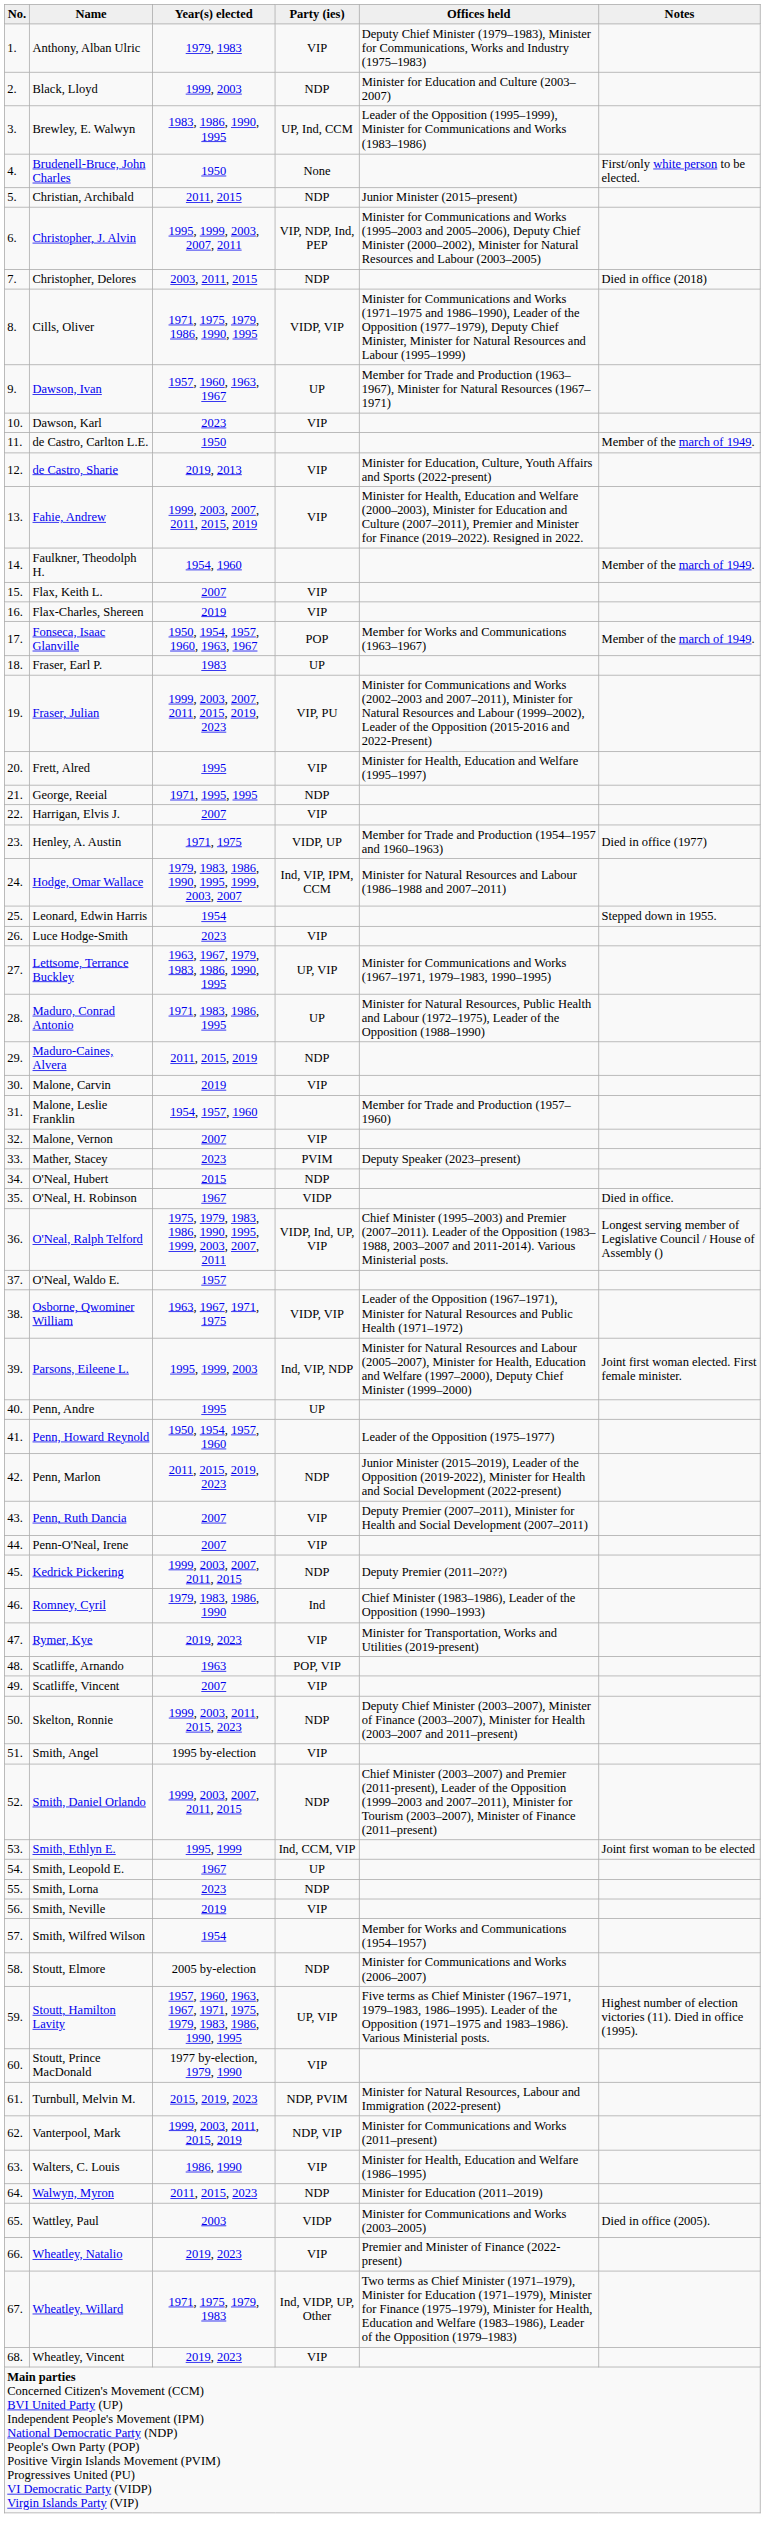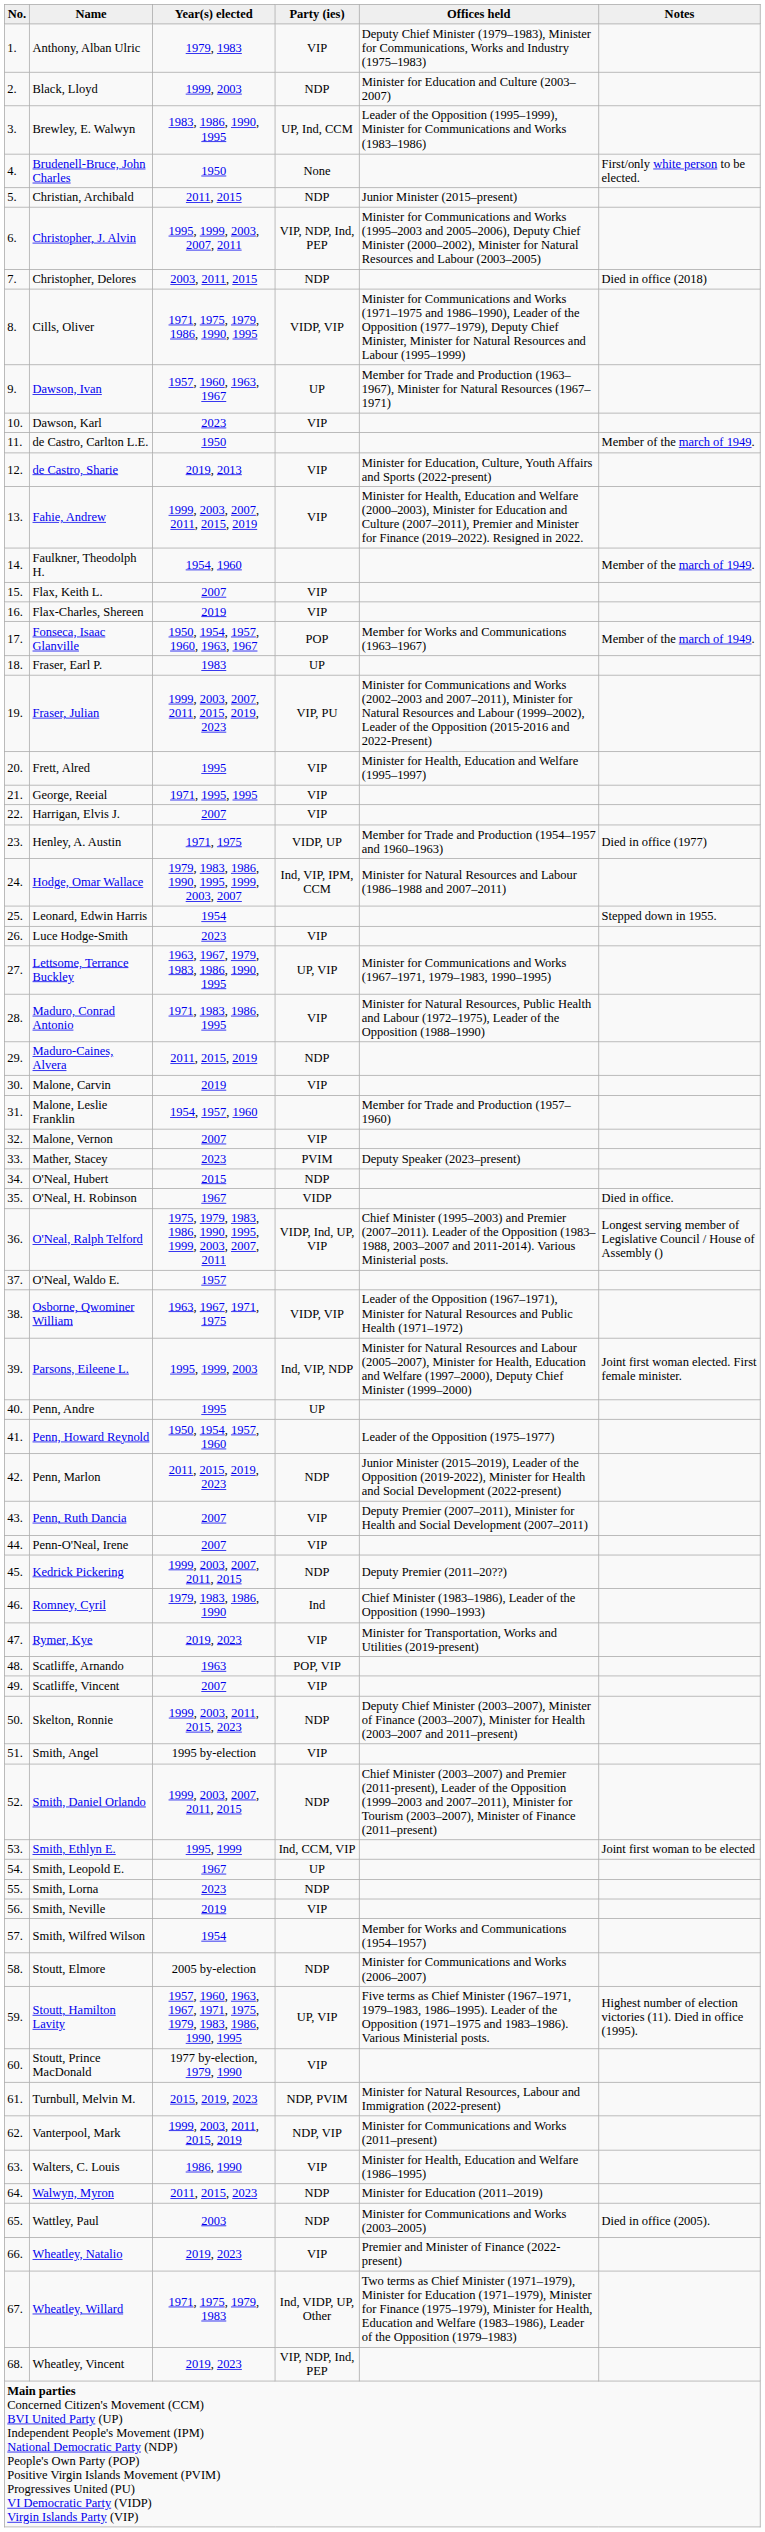(317, 795) NDP -> (317, 795) VIP
(317, 1017) UP -> (317, 1017) VIP
(317, 2220) VIDP -> (317, 2220) NDP
(317, 2357) VIP -> (317, 2364) VIP, NDP, Ind, PEP
